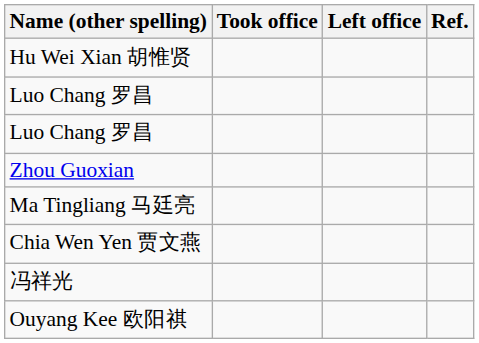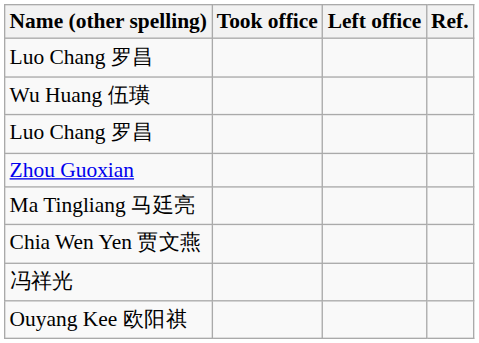- row: (101, 56)
+ row: (80, 94)
